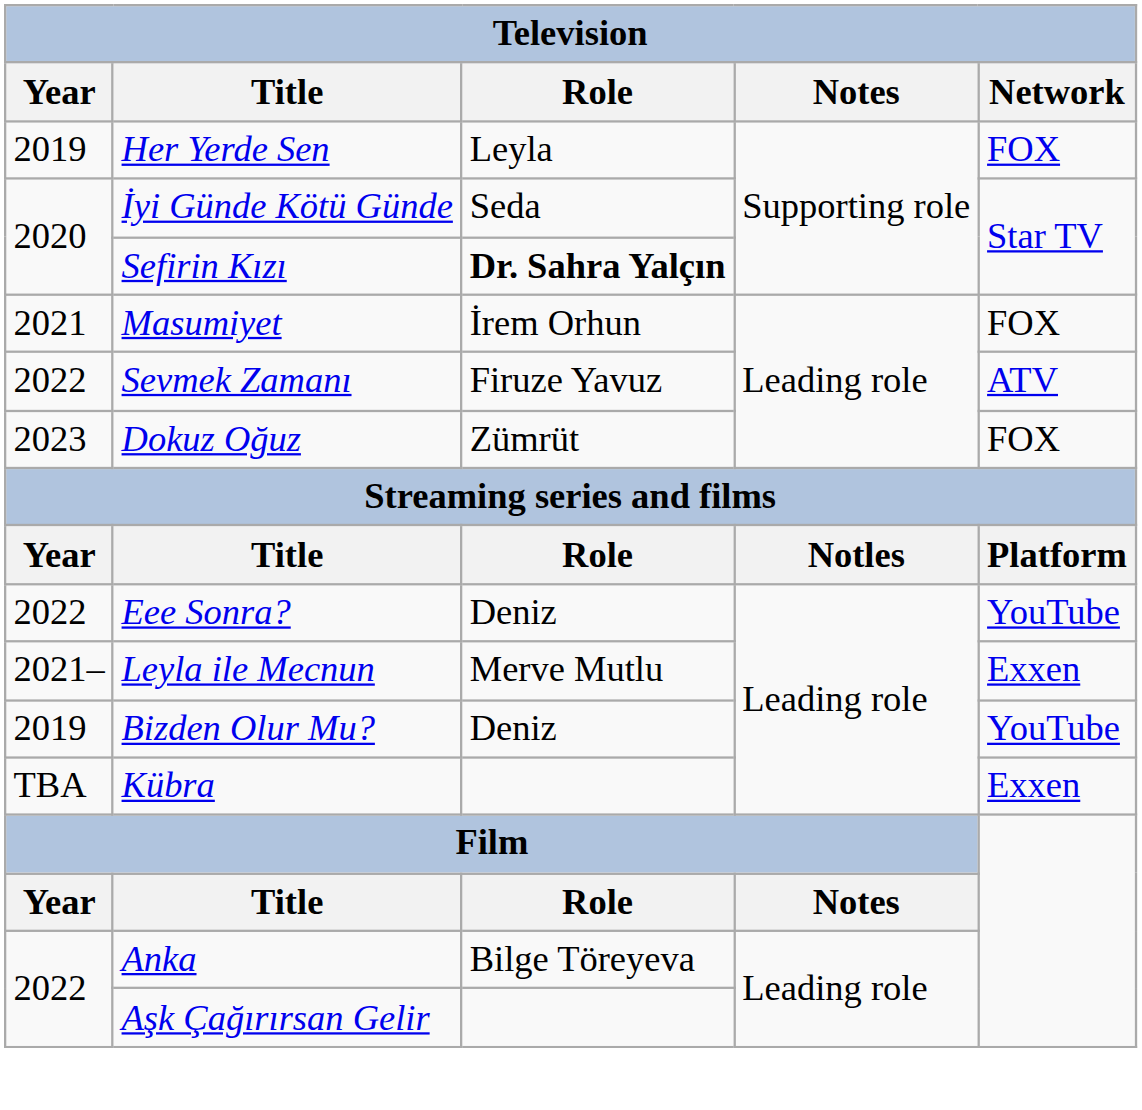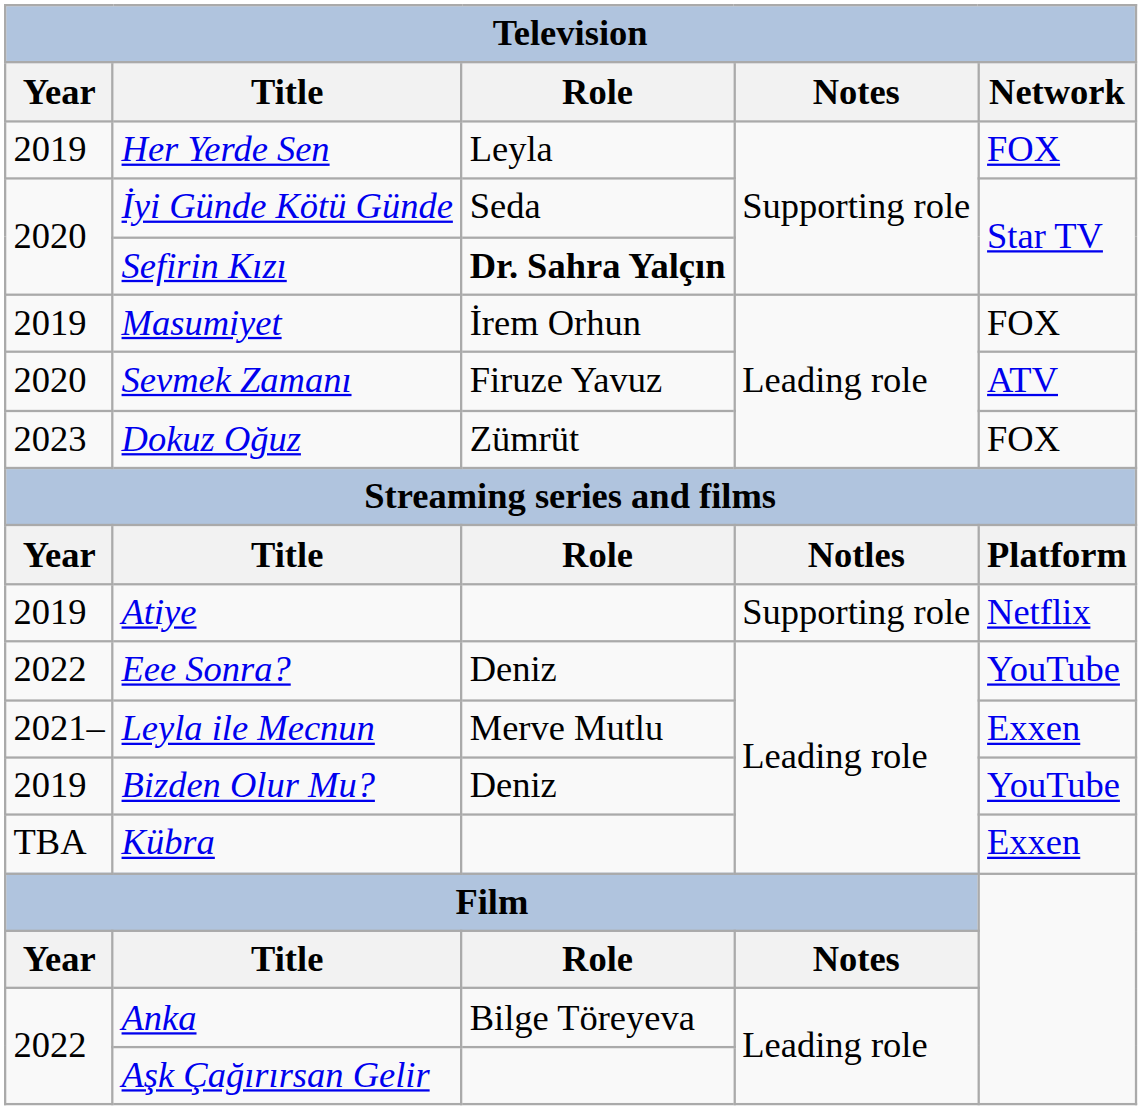(50, 322) 2021 -> (50, 322) 2019
(50, 380) 2022 -> (50, 380) 2020
+ row: (159, 611)
